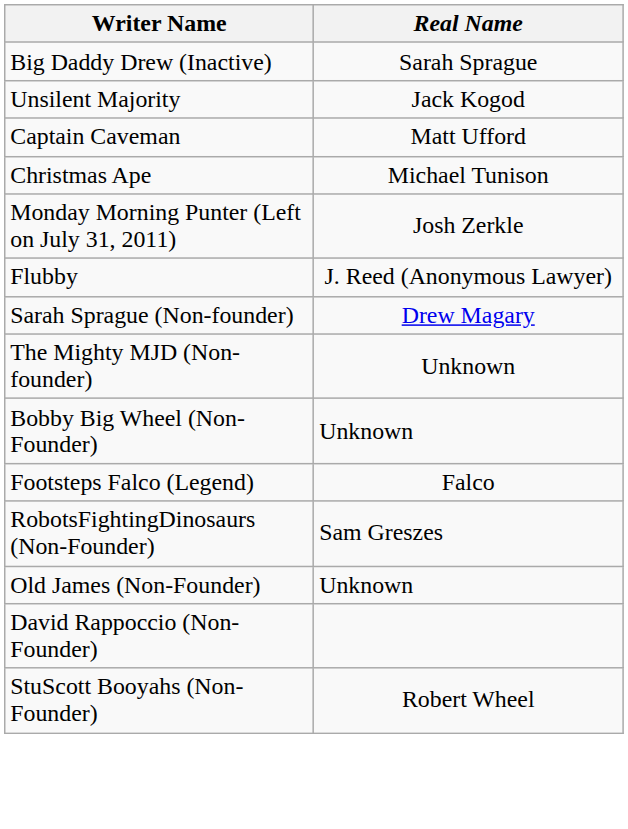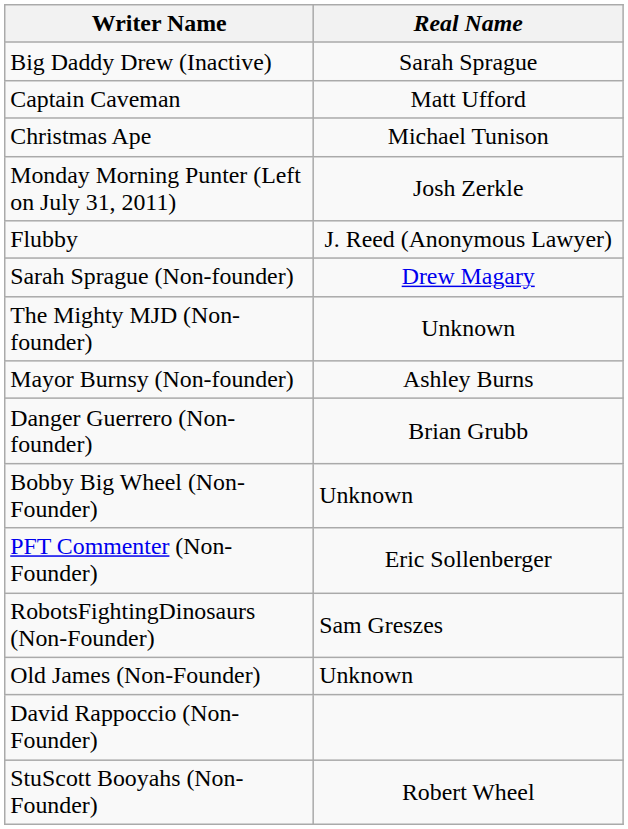- row: (95, 99)
+ row: (152, 379)
+ row: (123, 430)
+ row: (121, 559)
- row: (132, 481)
